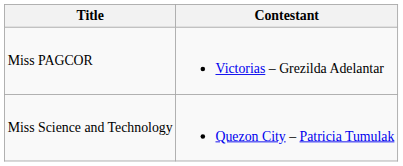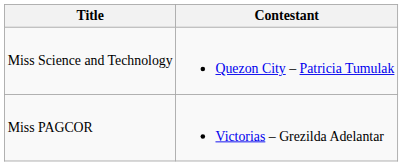rows swapped: (50, 60) <-> (90, 127)
